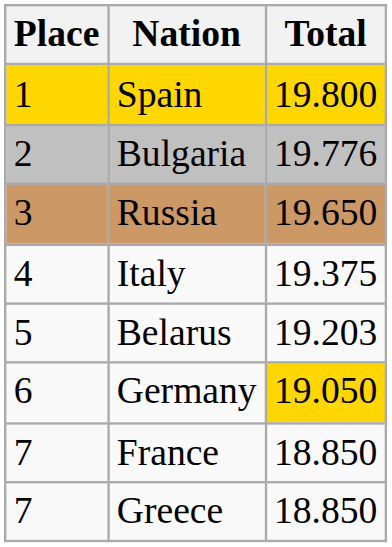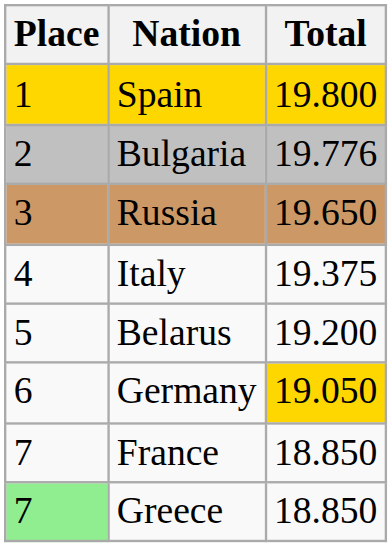(326, 332) 19.203 -> (326, 332) 19.200
(23, 511) no background -> (23, 511) lightgreen background
